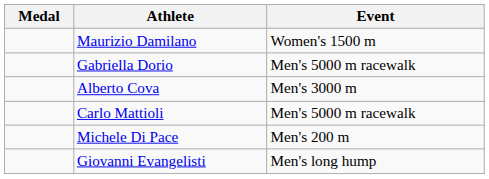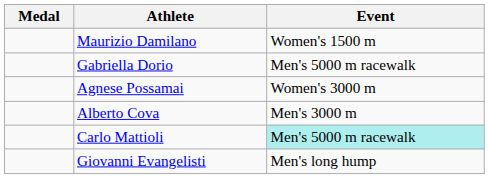+ row: (130, 88)
(343, 112) no background -> (343, 137) paleturquoise background
- row: (128, 137)
